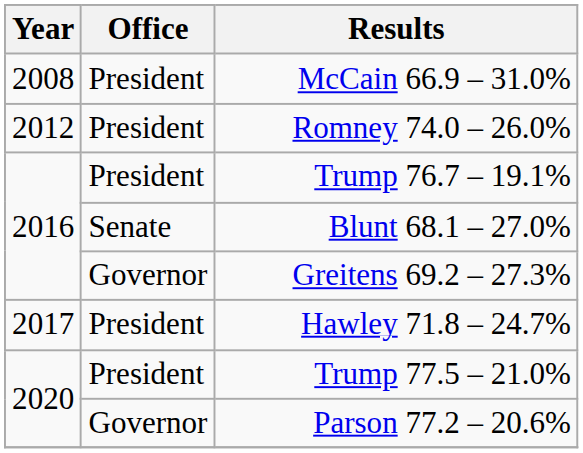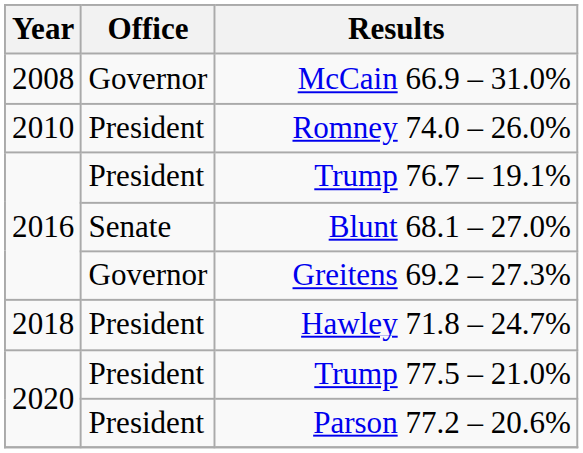(146, 78) President -> (148, 78) Governor
(43, 127) 2012 -> (43, 127) 2010
(43, 324) 2017 -> (43, 324) 2018
(148, 422) Governor -> (146, 422) President
